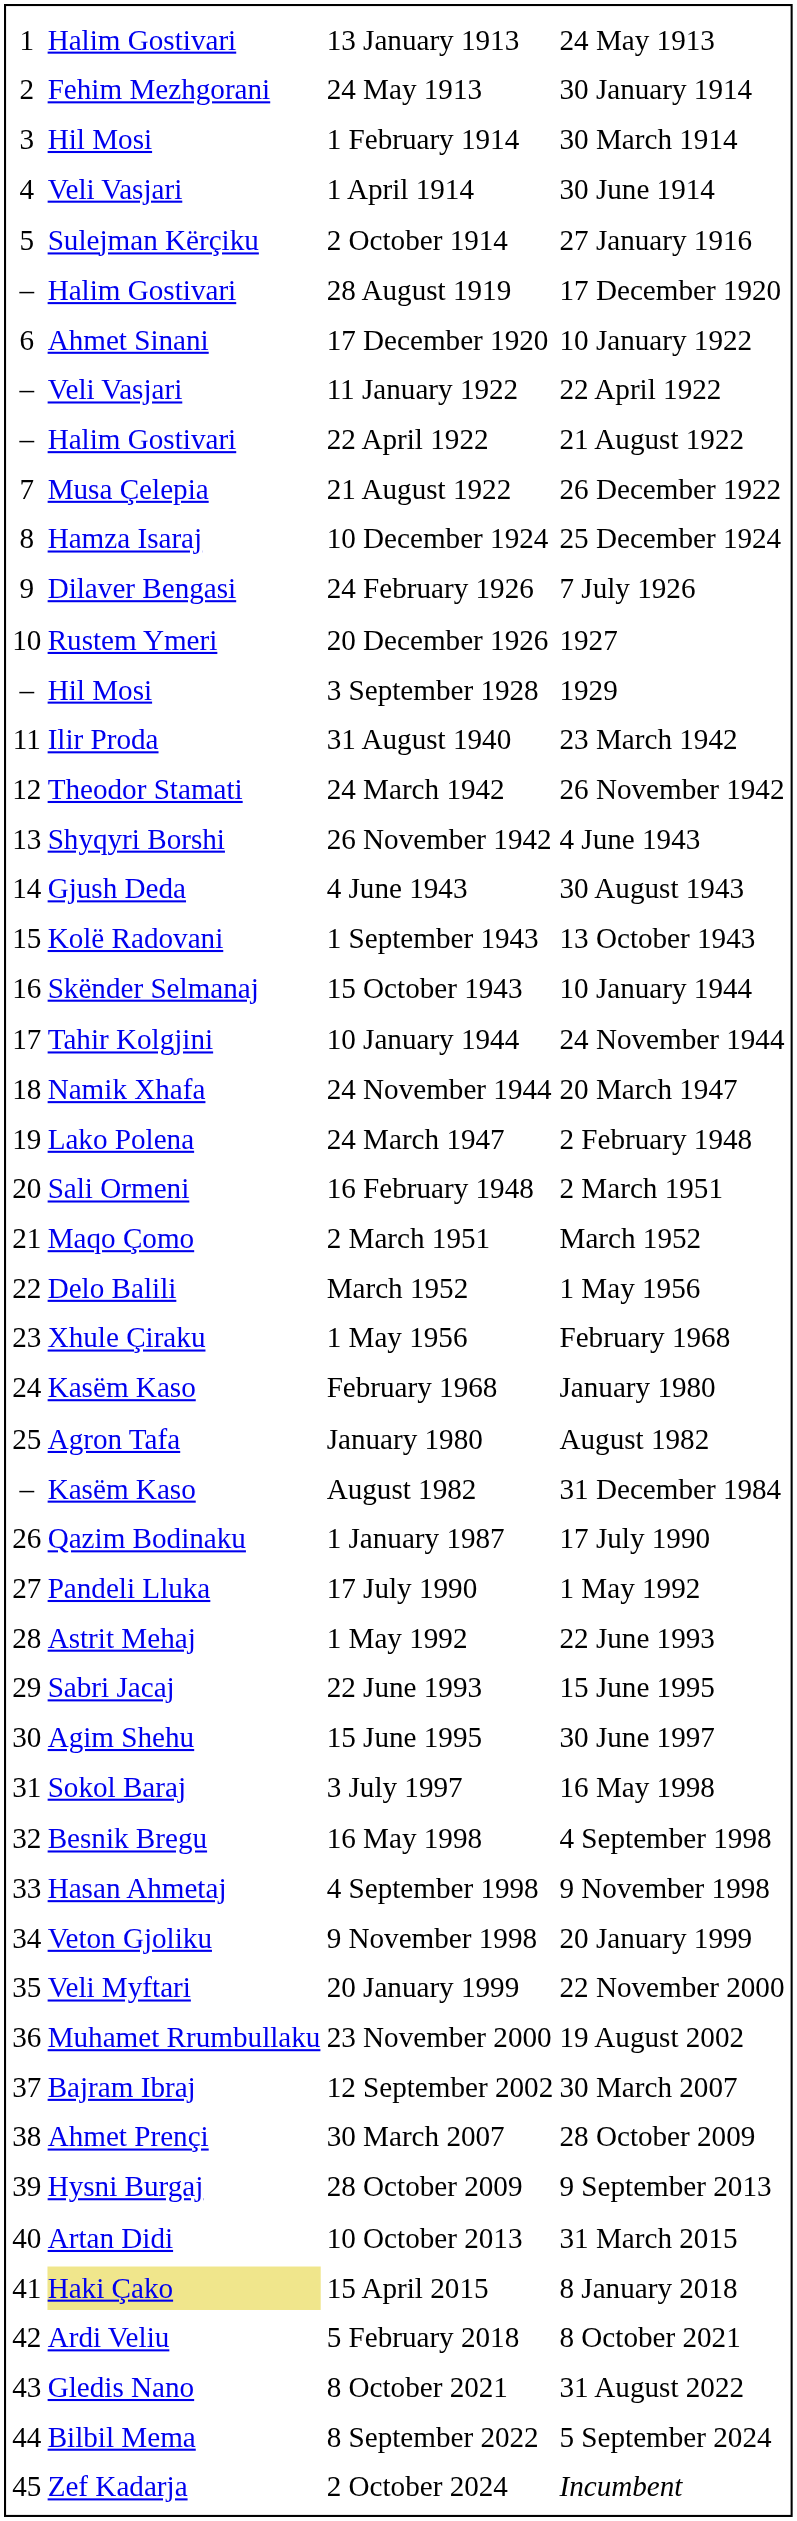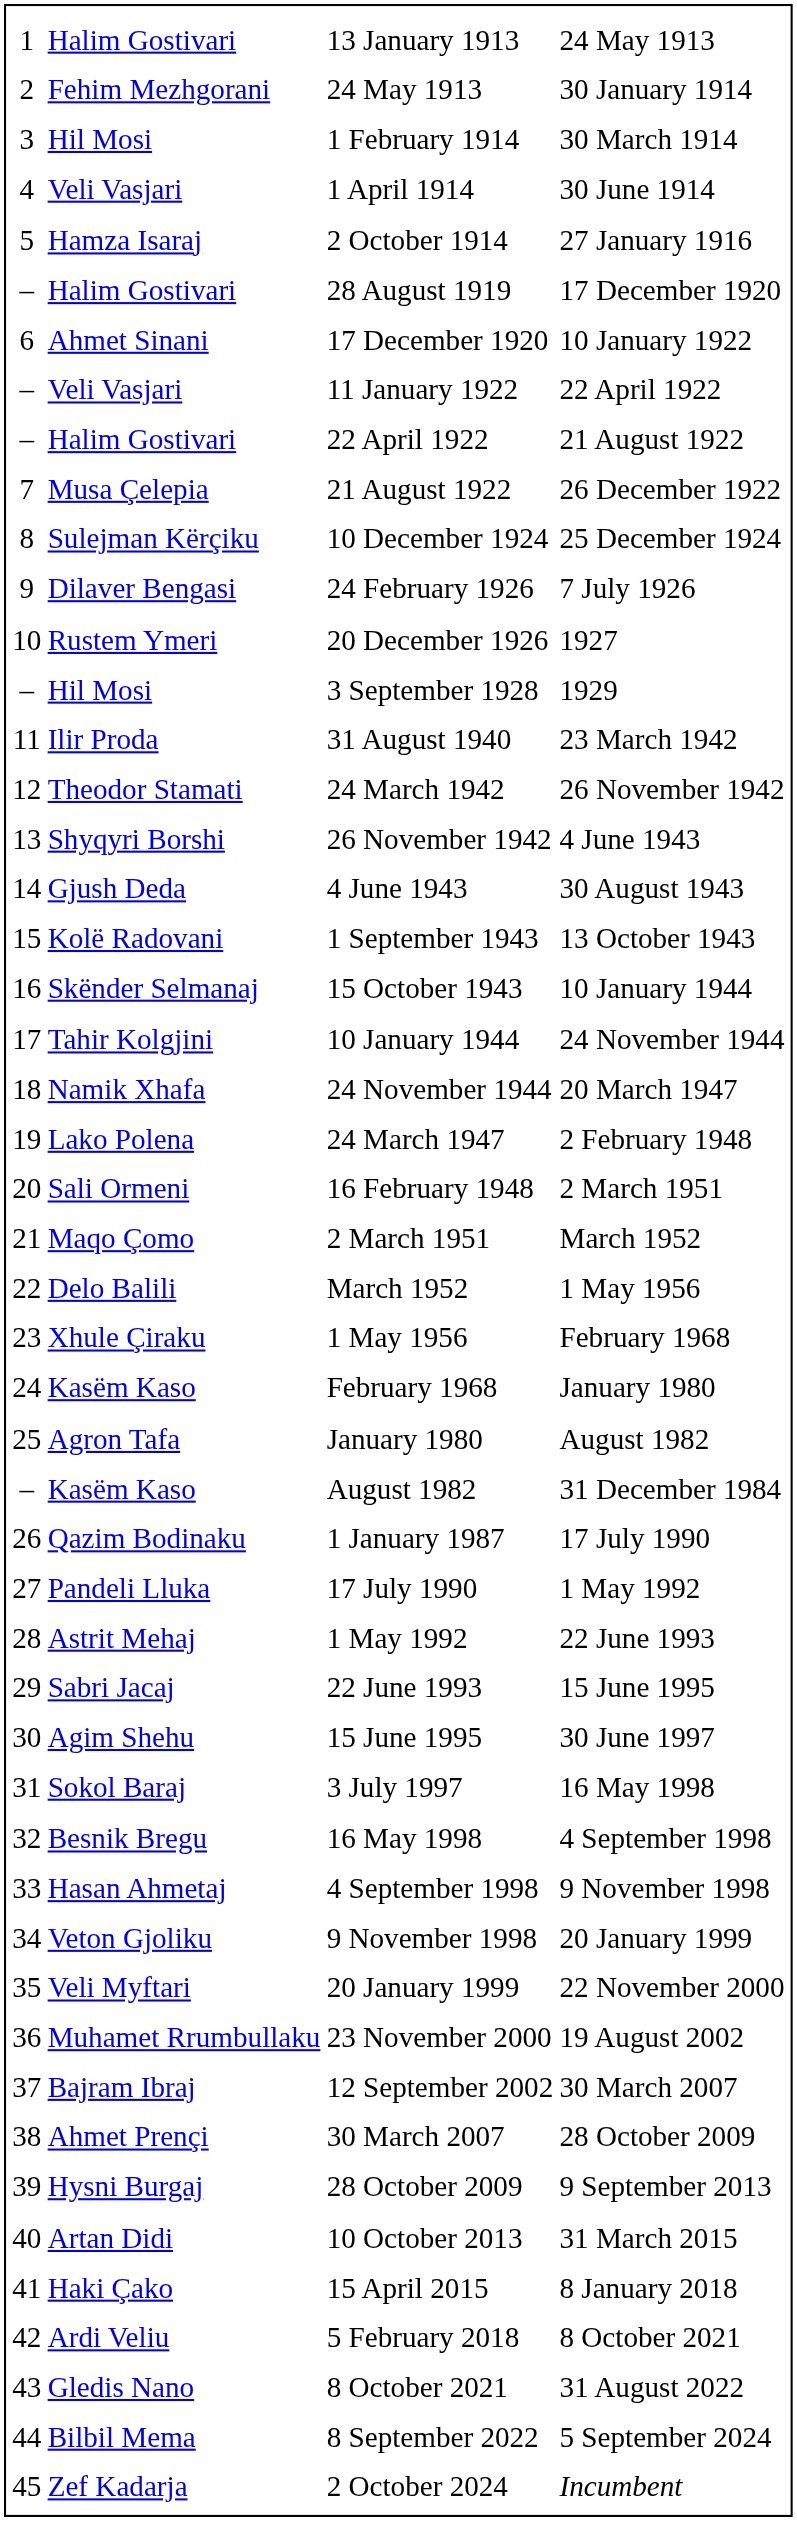(153, 239) Sulejman Kërçiku -> (125, 239) Hamza Isaraj
(125, 539) Hamza Isaraj -> (153, 539) Sulejman Kërçiku
(110, 2286) khaki background -> (110, 2286) no background
